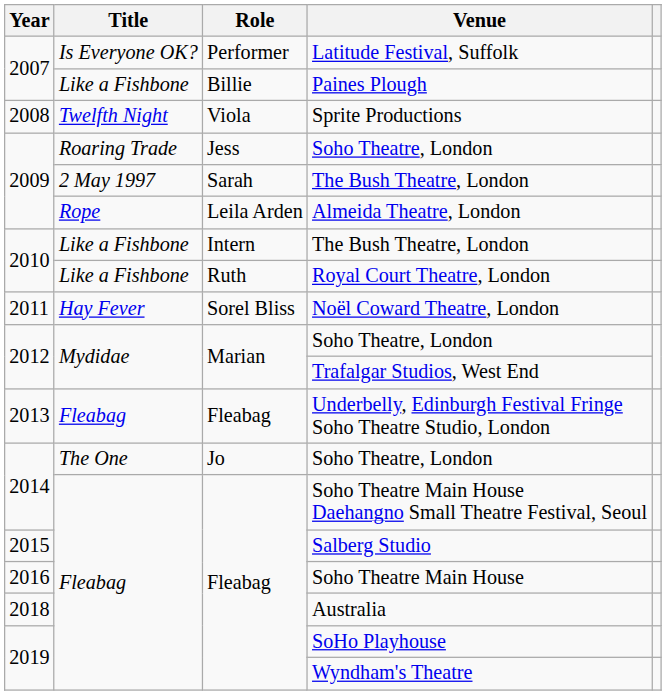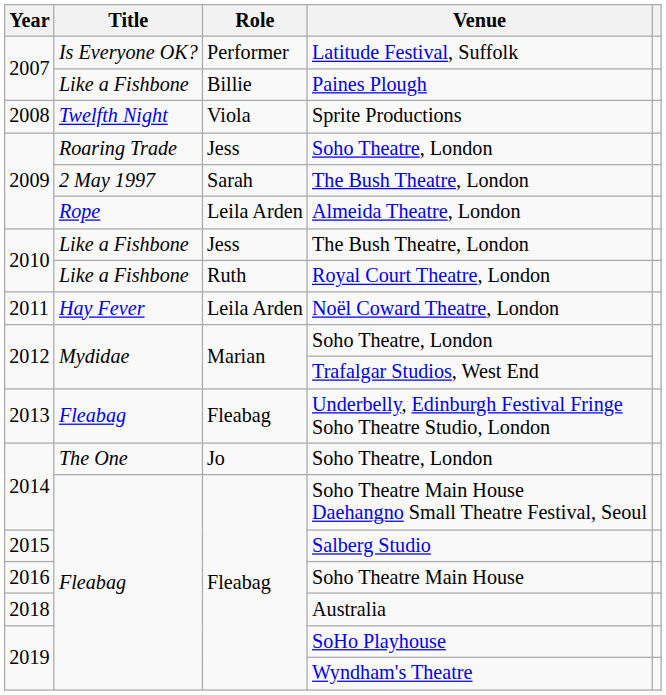(231, 244) Intern -> (223, 244) Jess
(251, 308) Sorel Bliss -> (255, 308) Leila Arden
